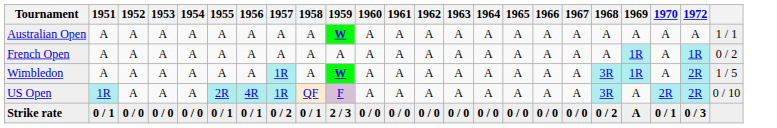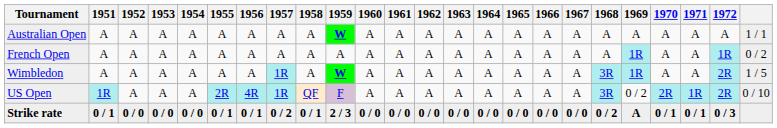+ column: (695, 14)
(636, 93) A -> (636, 93) 0 / 2
